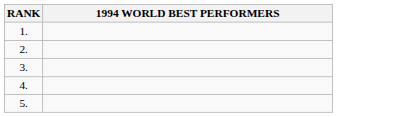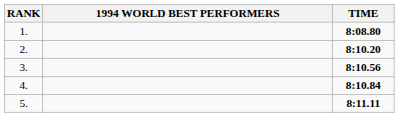+ column: (363, 13)
